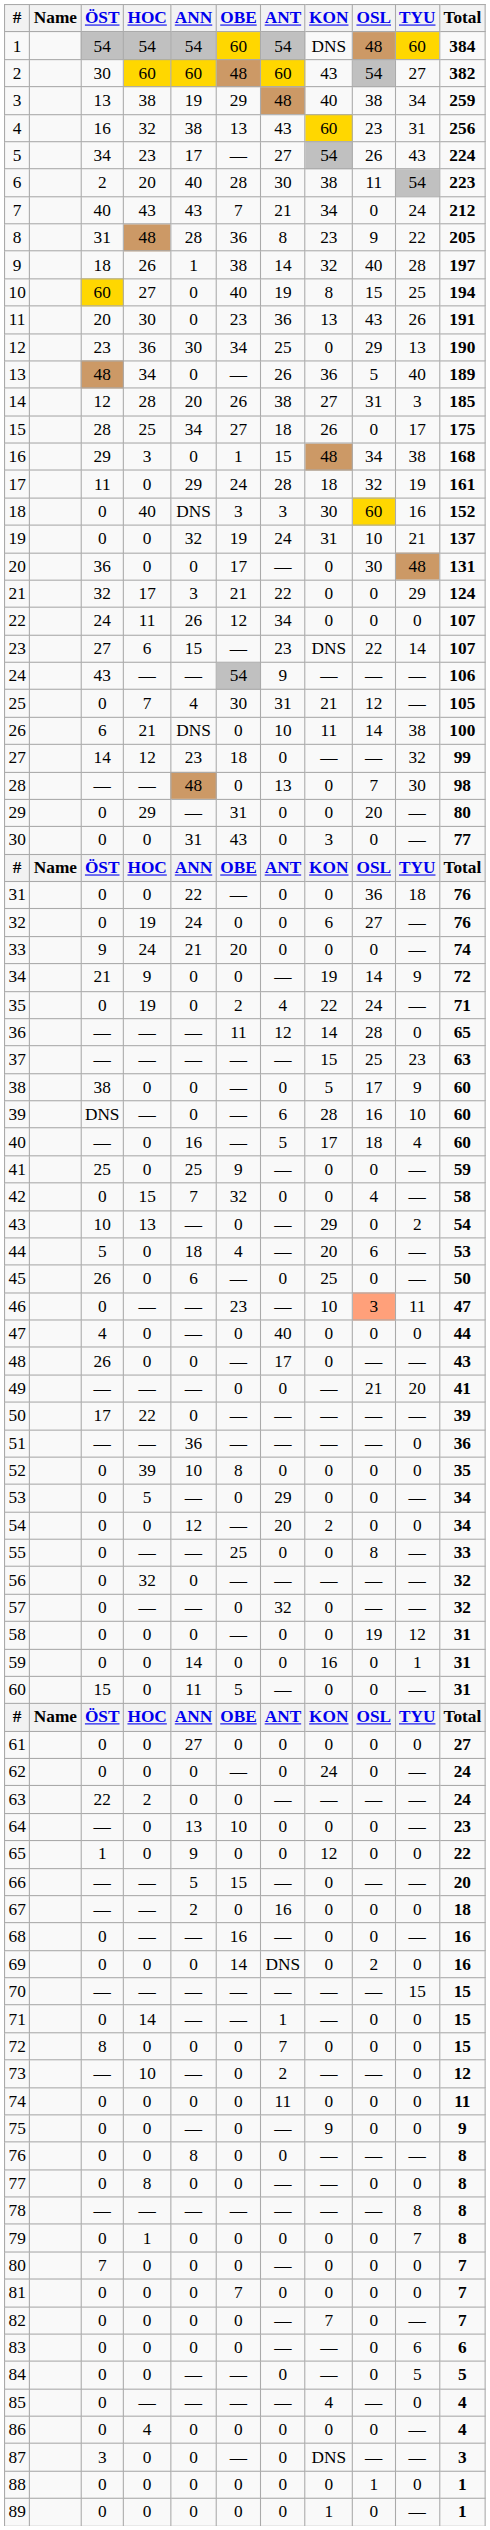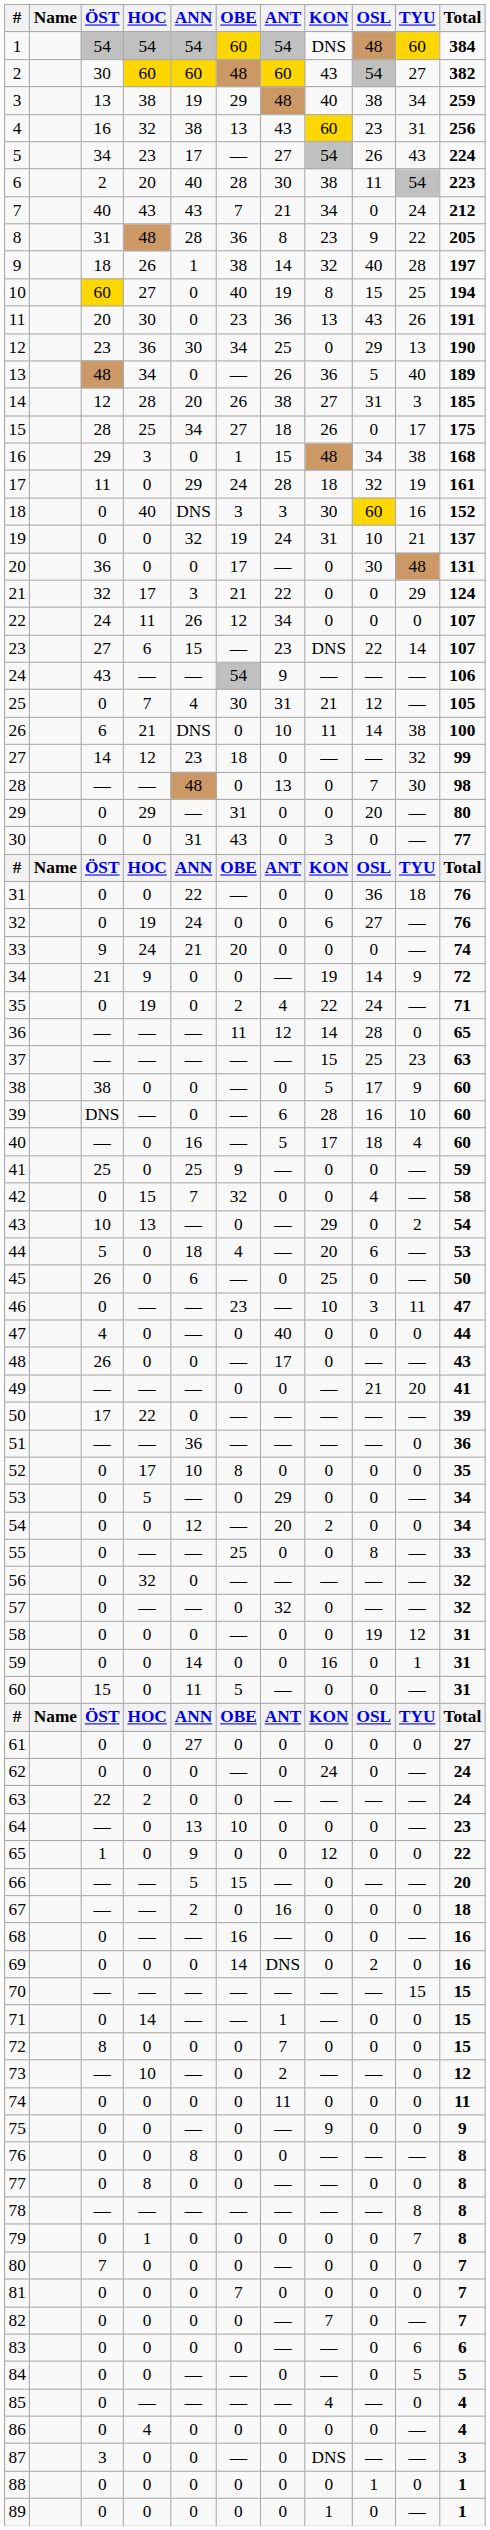(374, 1306) lightsalmon background -> (374, 1306) no background
(147, 1470) 39 -> (147, 1470) 17
